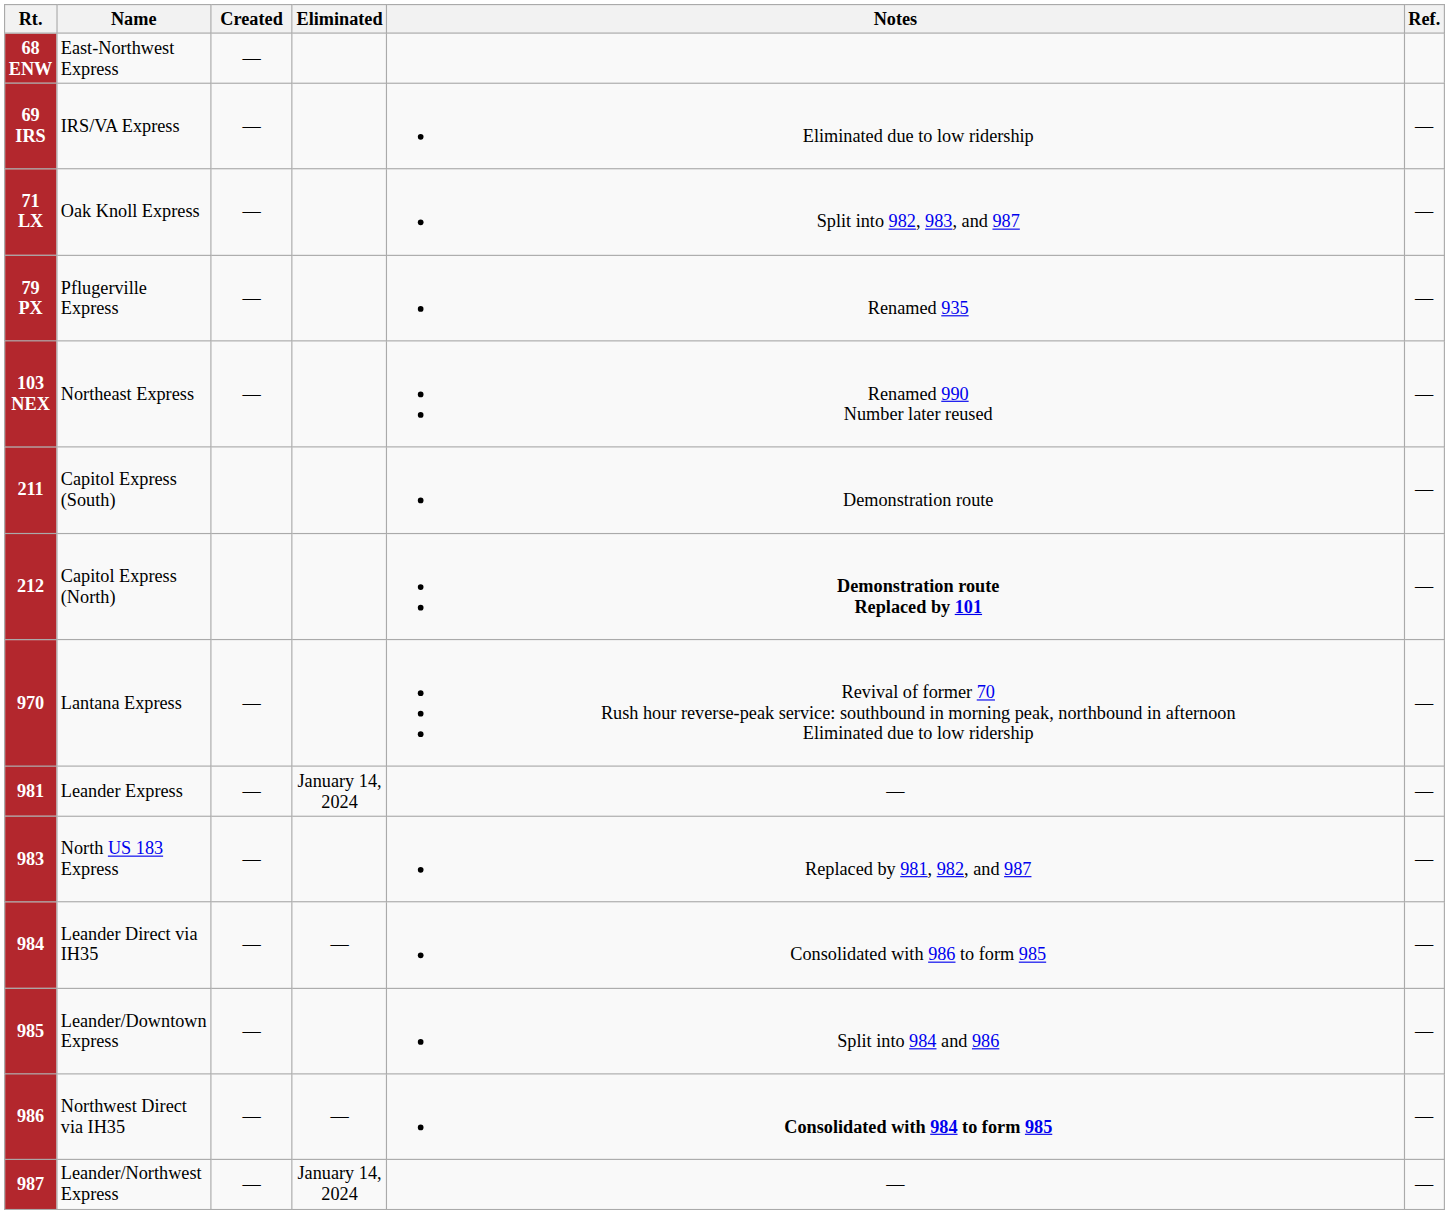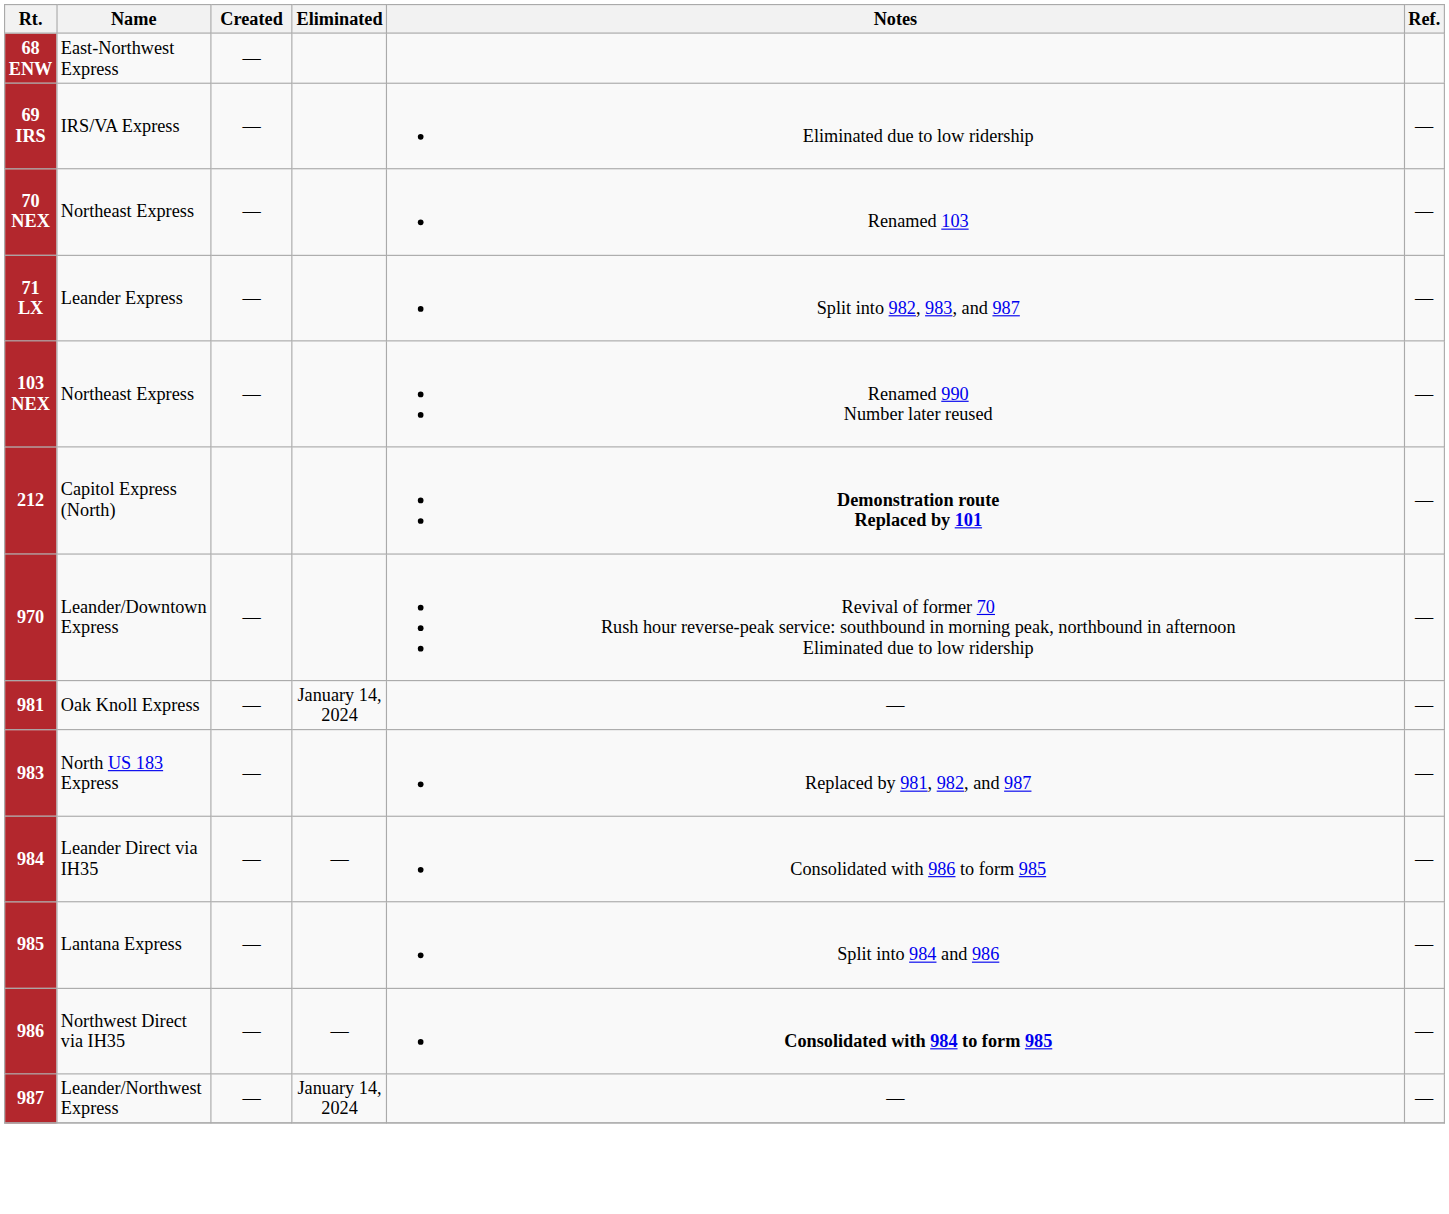+ row: (31, 211)
(130, 211) Oak Knoll Express -> (122, 297) Leander Express
- row: (31, 297)
- row: (31, 490)
(121, 702) Lantana Express -> (134, 617) Leander/Downtown Express
(122, 791) Leander Express -> (130, 705) Oak Knoll Express
(134, 1030) Leander/Downtown Express -> (121, 944) Lantana Express
